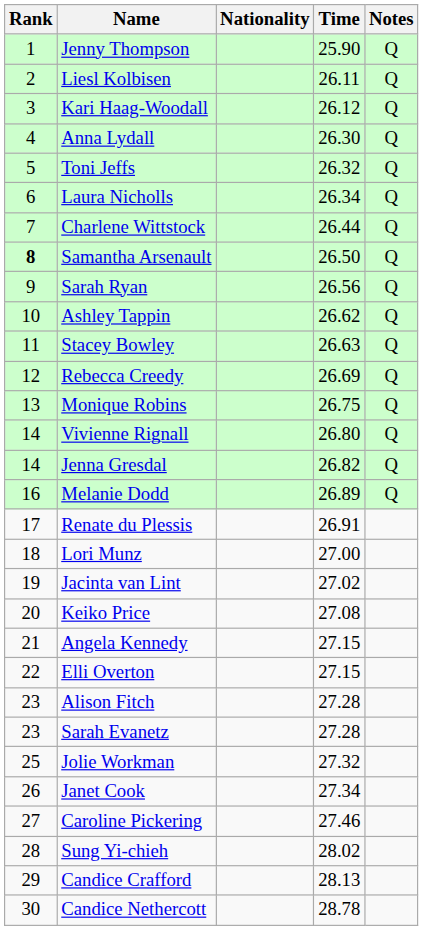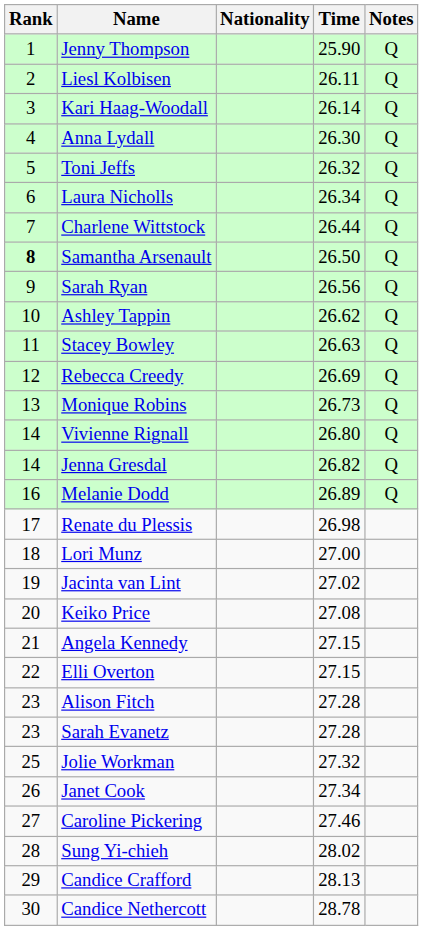(339, 108) 26.12 -> (339, 108) 26.14
(339, 405) 26.75 -> (339, 405) 26.73
(339, 524) 26.91 -> (339, 524) 26.98
